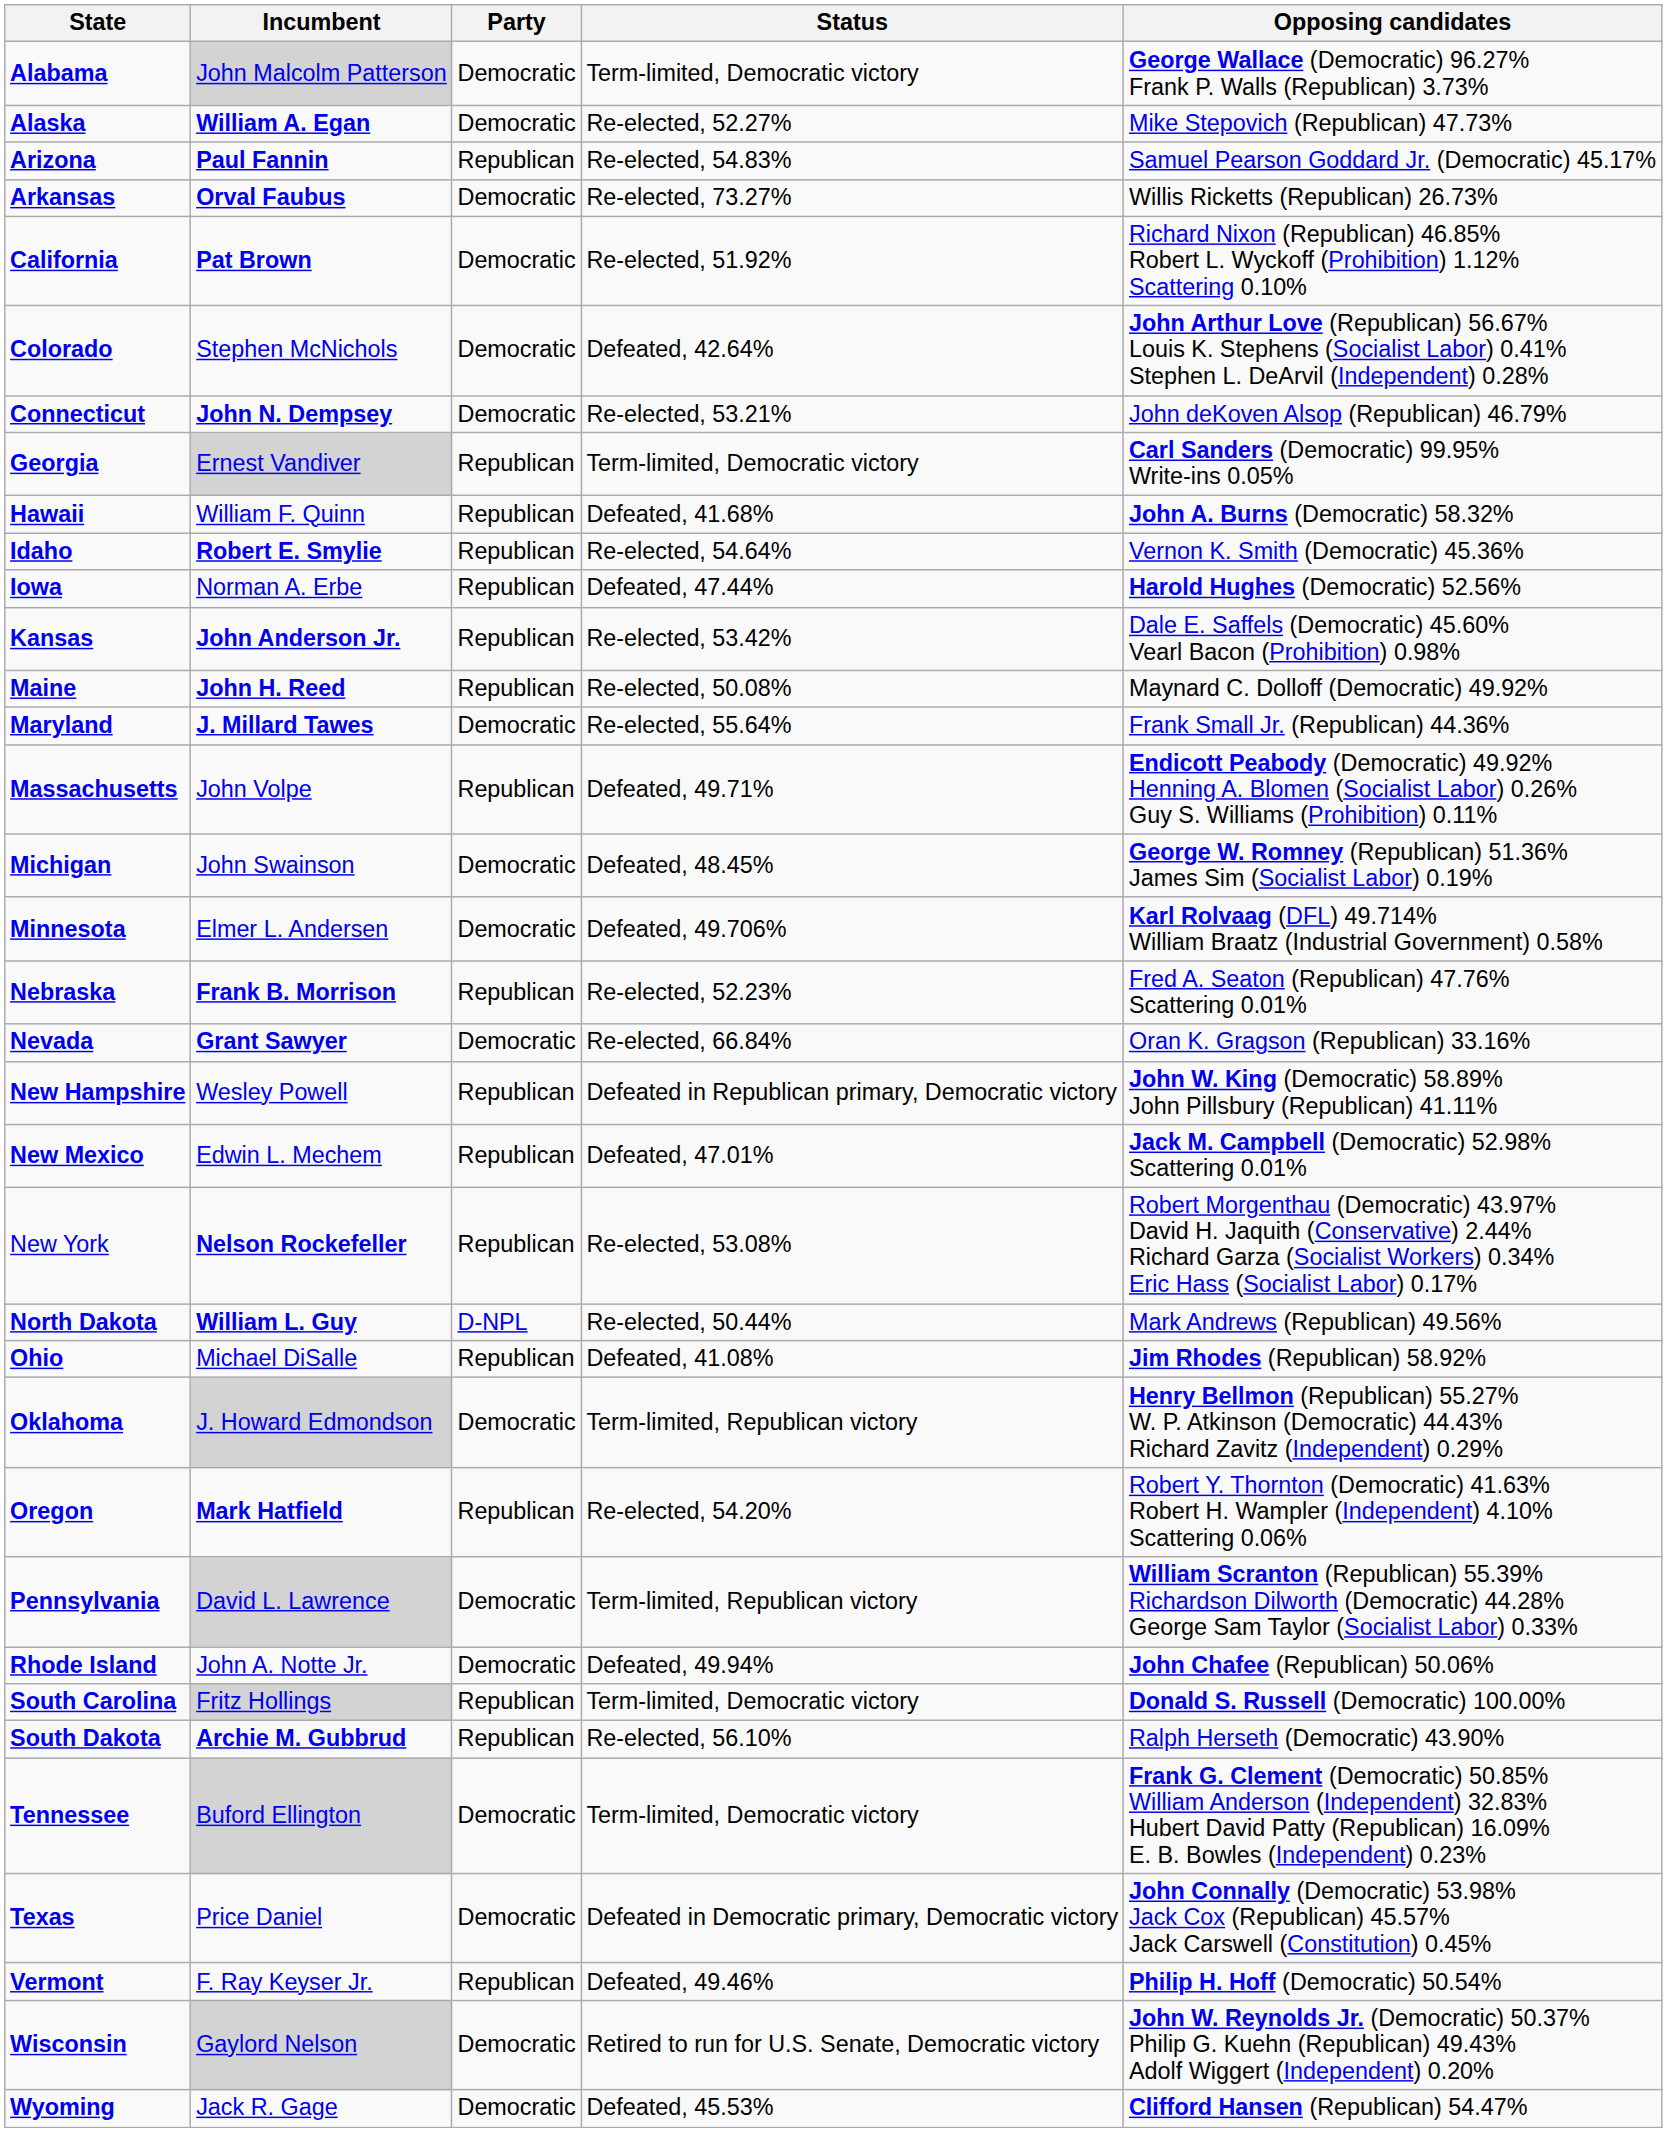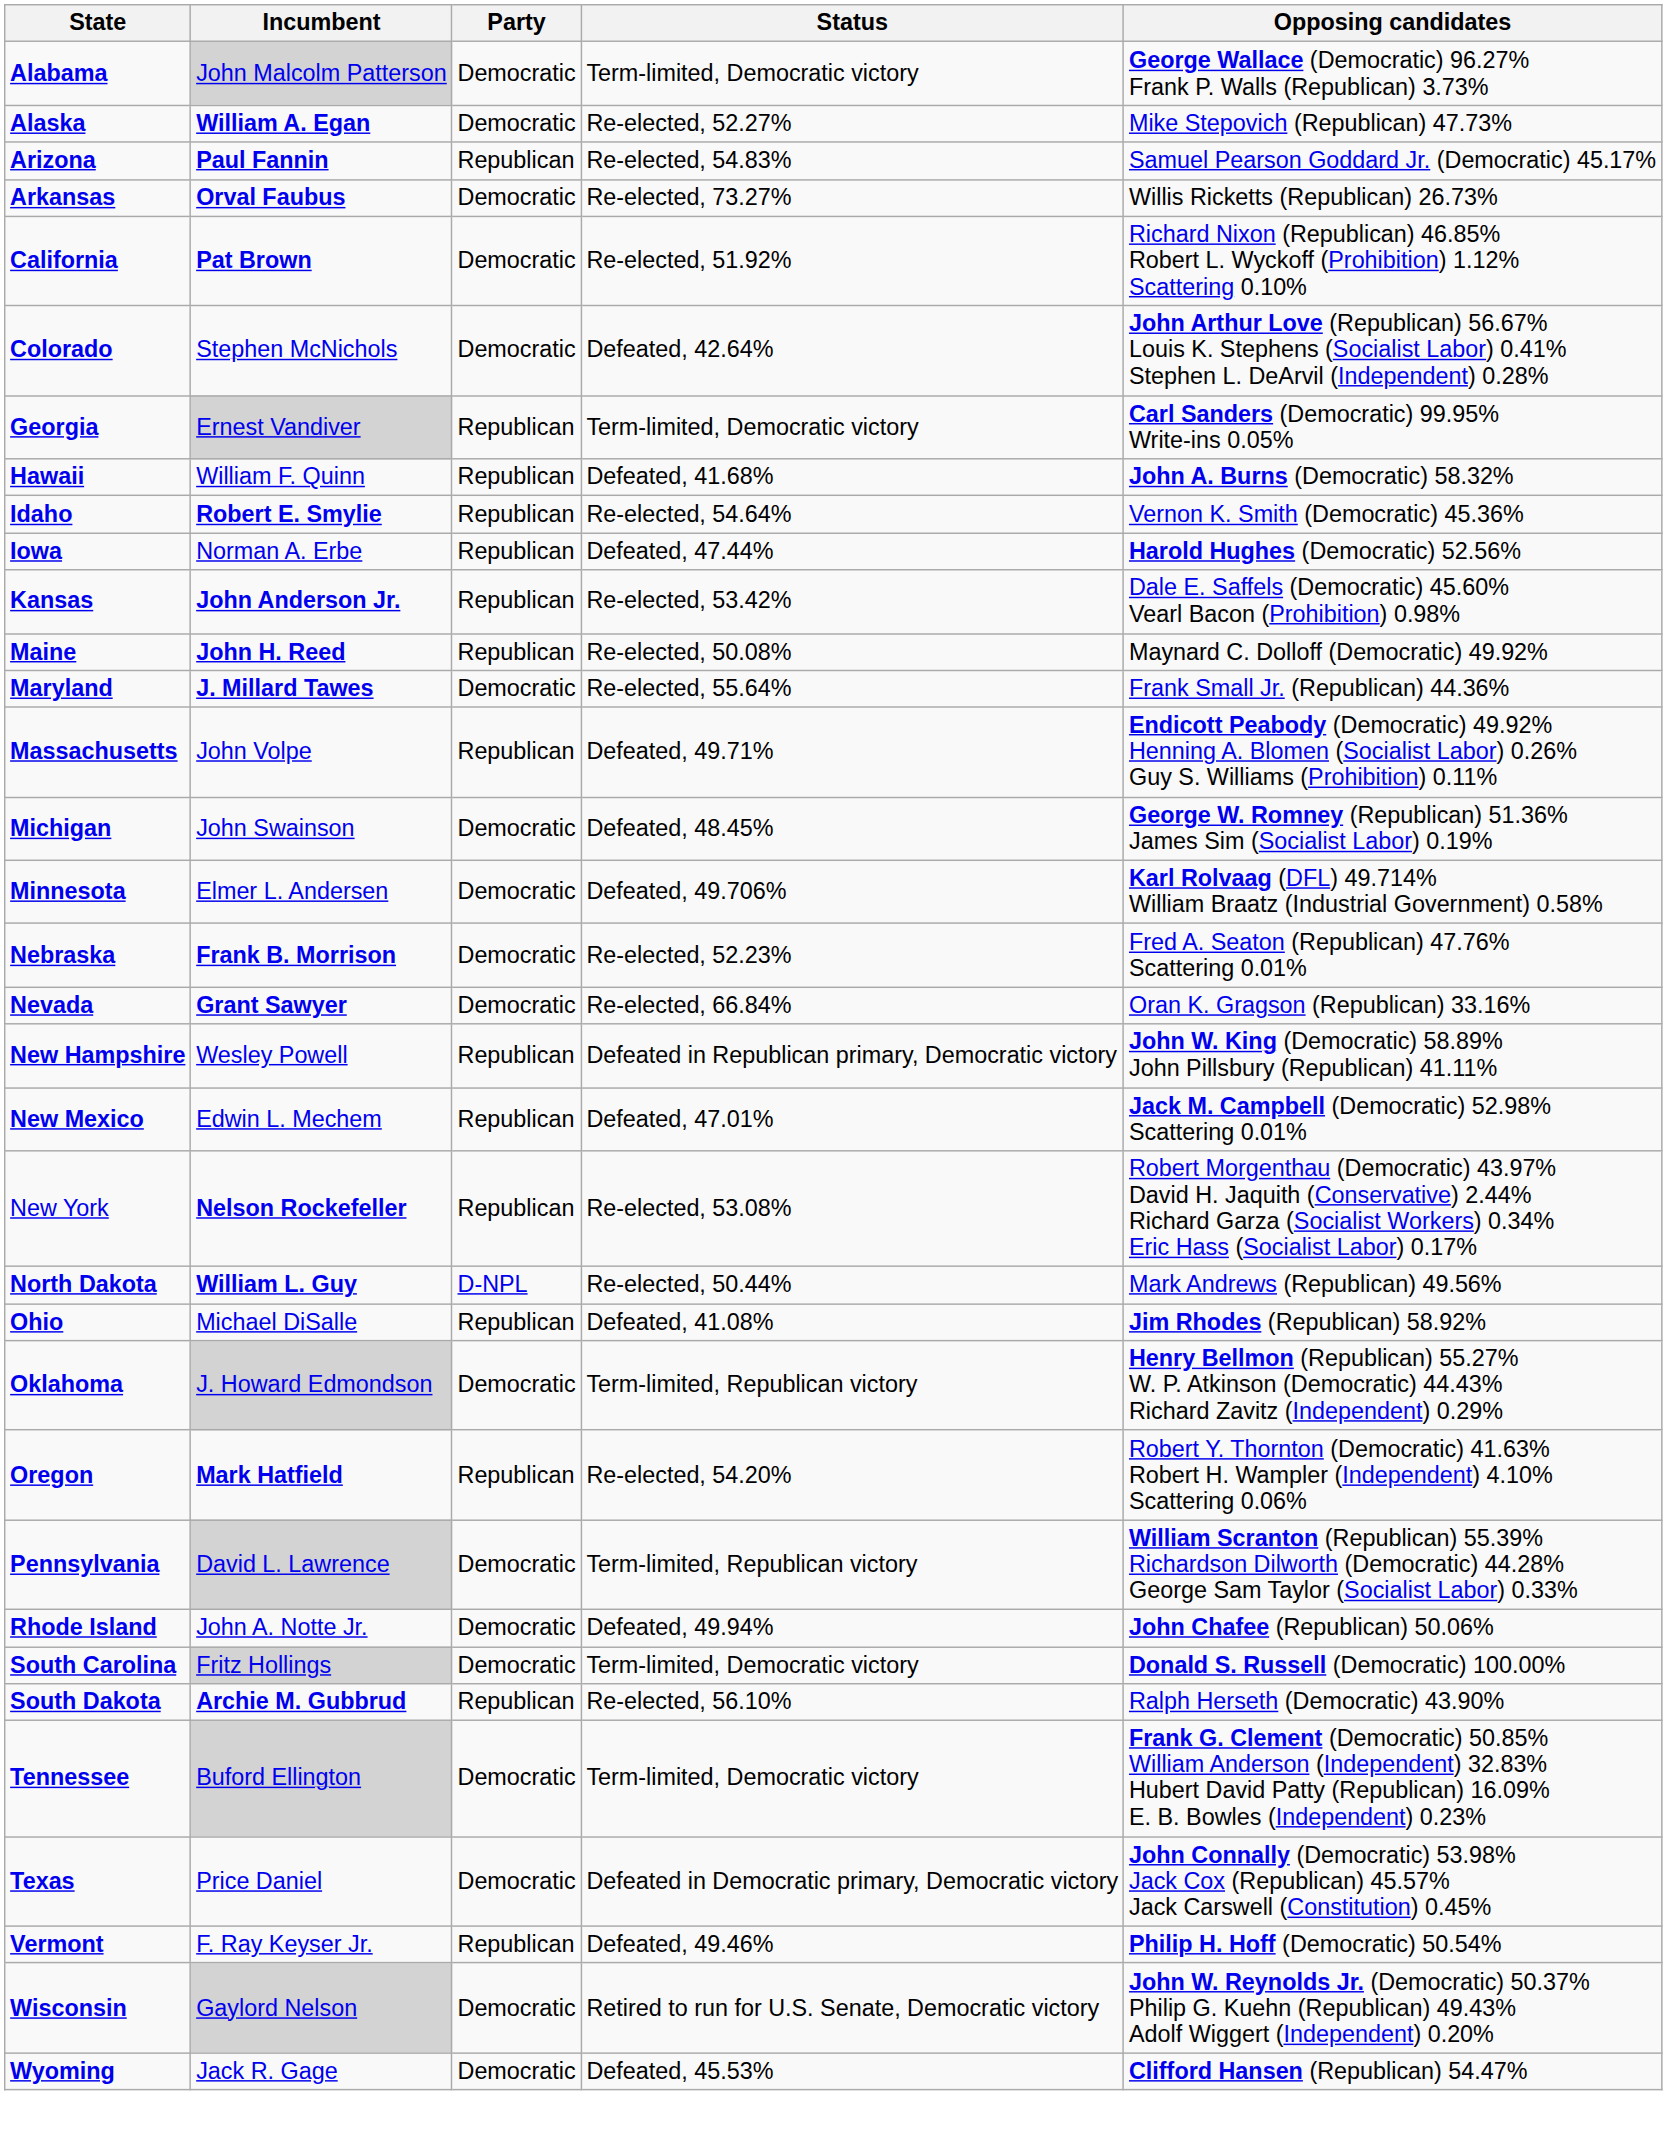- row: (78, 413)
(516, 992) Republican -> (517, 955) Democratic
(516, 1701) Republican -> (517, 1664) Democratic
